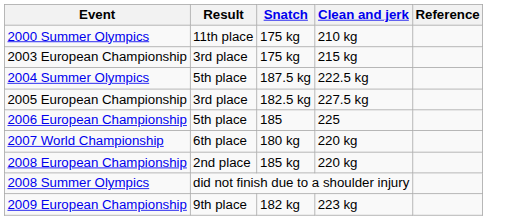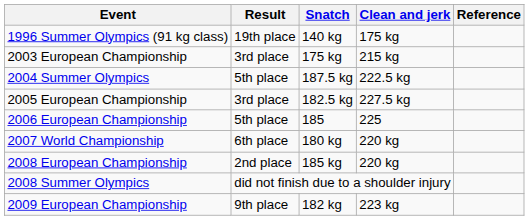+ row: (118, 36)
- row: (78, 36)
